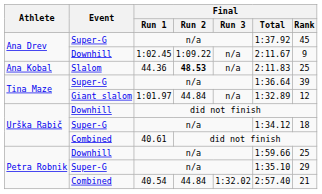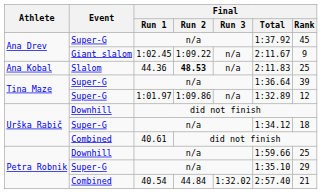(92, 54) Downhill -> (102, 54) Giant slalom
(102, 96) Giant slalom -> (89, 96) Super-G
(193, 96) 44.84 -> (193, 96) 1:09.86
